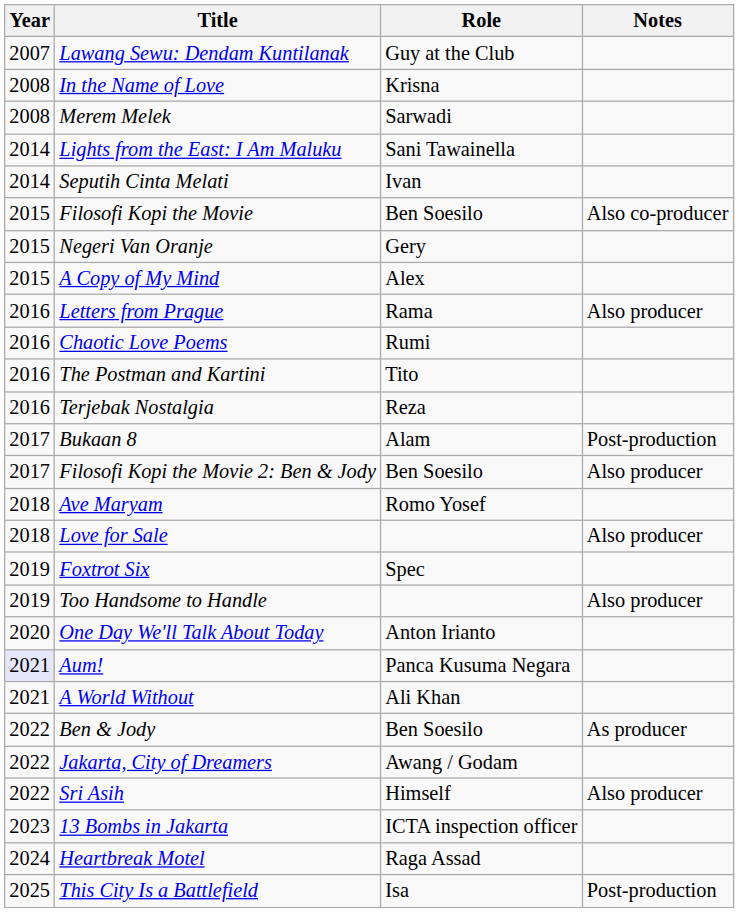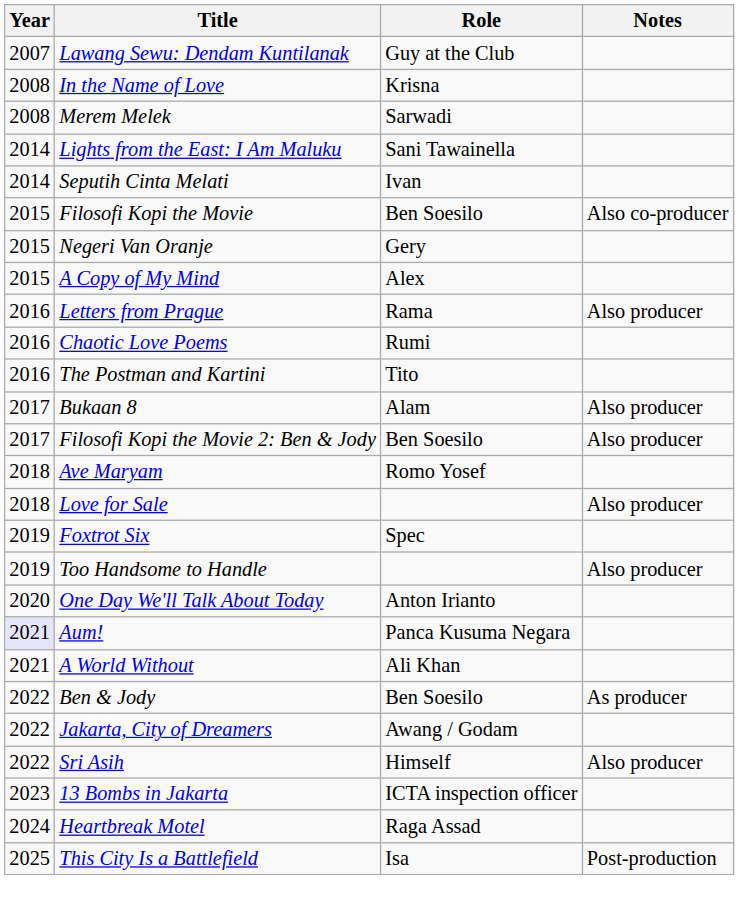- row: (137, 407)
(652, 439) Post-production -> (645, 407) Also producer
